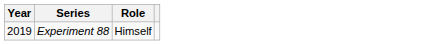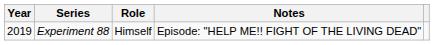+ column: (289, 13)
